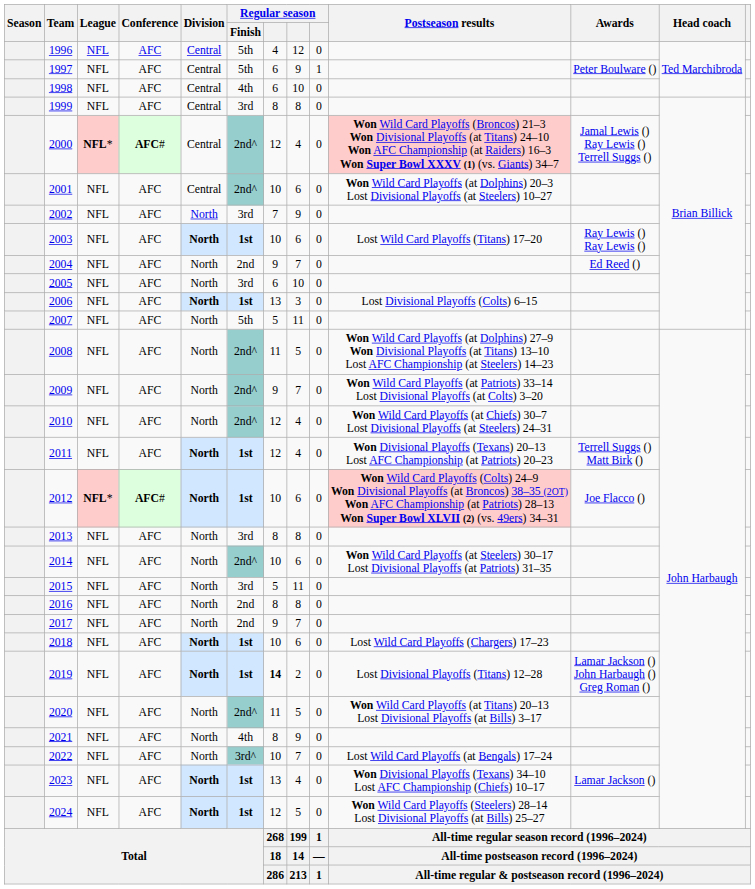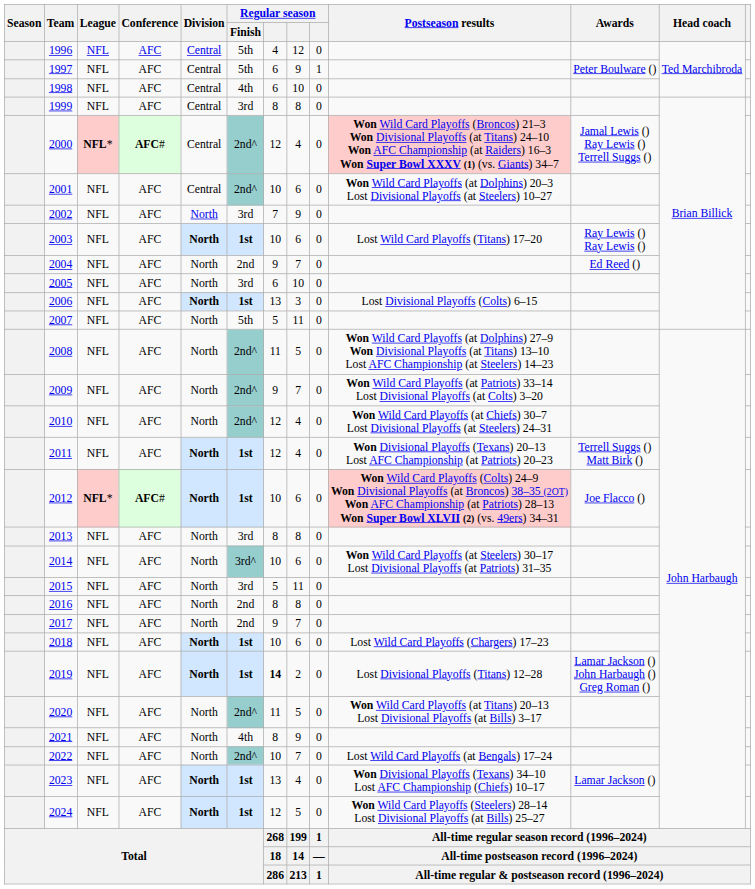(246, 561) 2nd^ -> (246, 561) 3rd^
(246, 755) 3rd^ -> (246, 755) 2nd^
